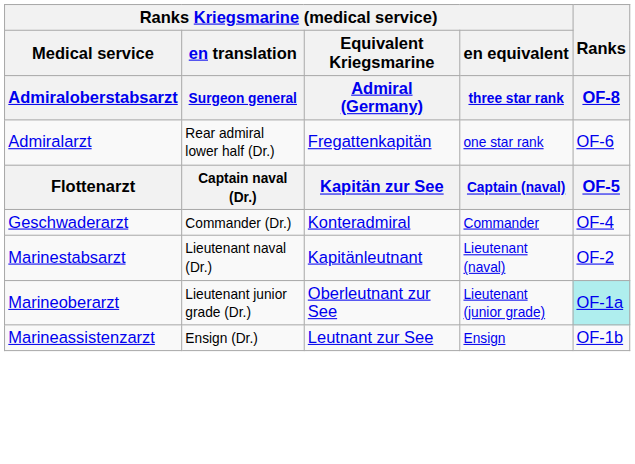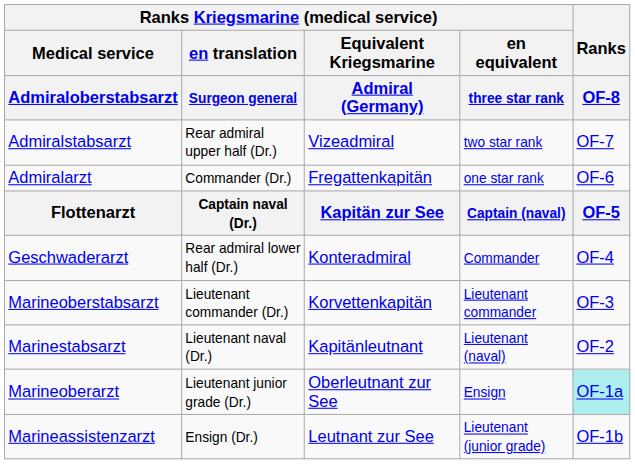+ row: (70, 142)
(230, 143) Rear admiral lower half (Dr.) -> (238, 178) Commander (Dr.)
(238, 223) Commander (Dr.) -> (243, 258) Rear admiral lower half (Dr.)
+ row: (83, 302)
(504, 303) Lieutenant (junior grade) -> (485, 392) Ensign
(484, 338) Ensign -> (505, 437) Lieutenant (junior grade)
